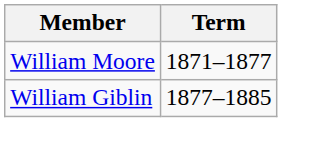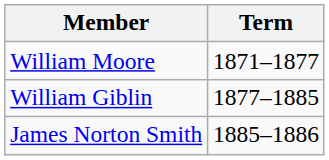+ row: (106, 135)
